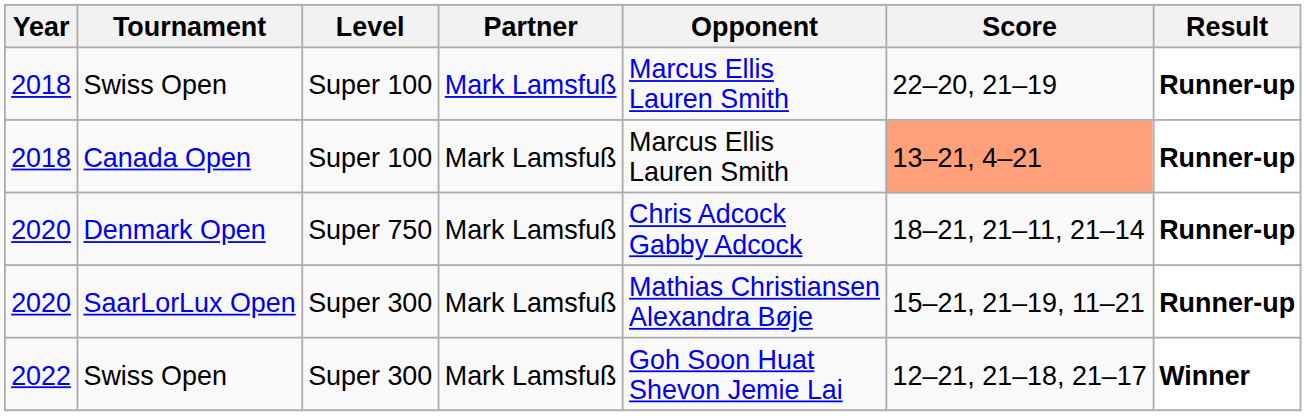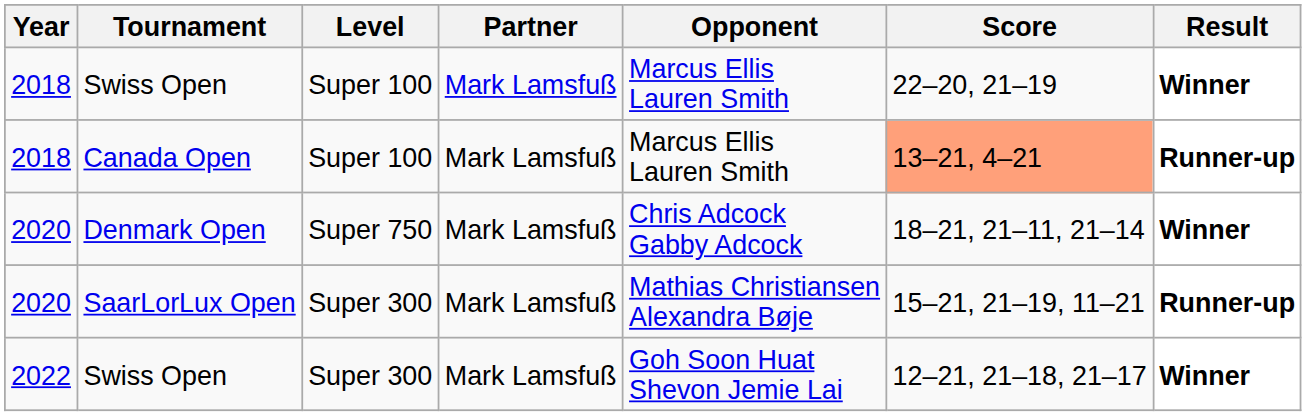(1227, 84) Runner-up -> (1205, 84) Winner
(1227, 229) Runner-up -> (1205, 229) Winner
